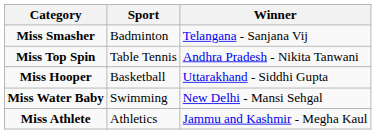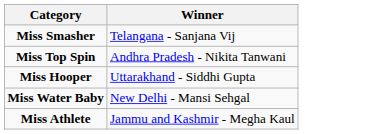- column: (143, 14)
